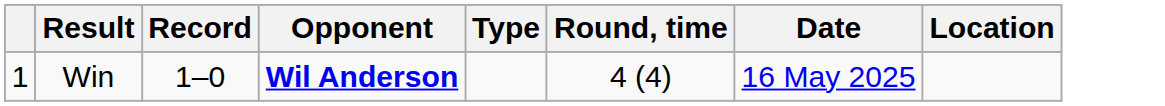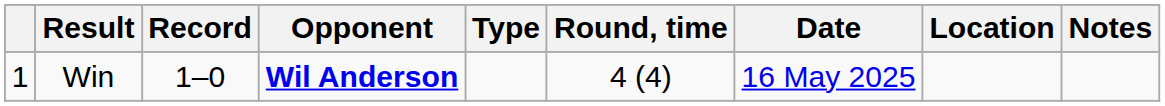+ column: (1110, 28)
